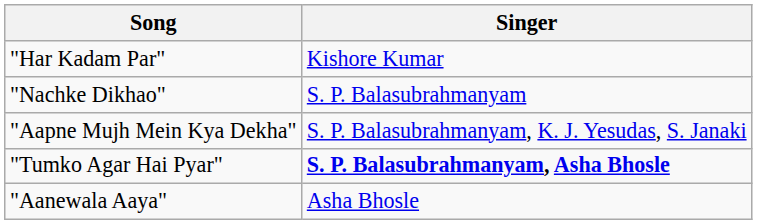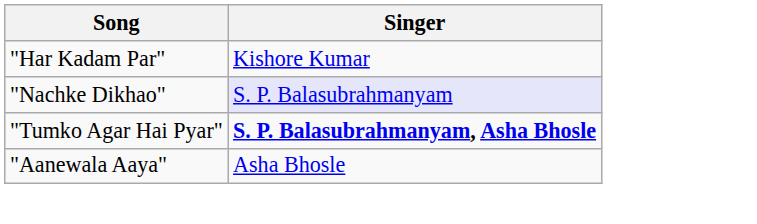(417, 93) no background -> (343, 93) lavender background
- row: (153, 129)
